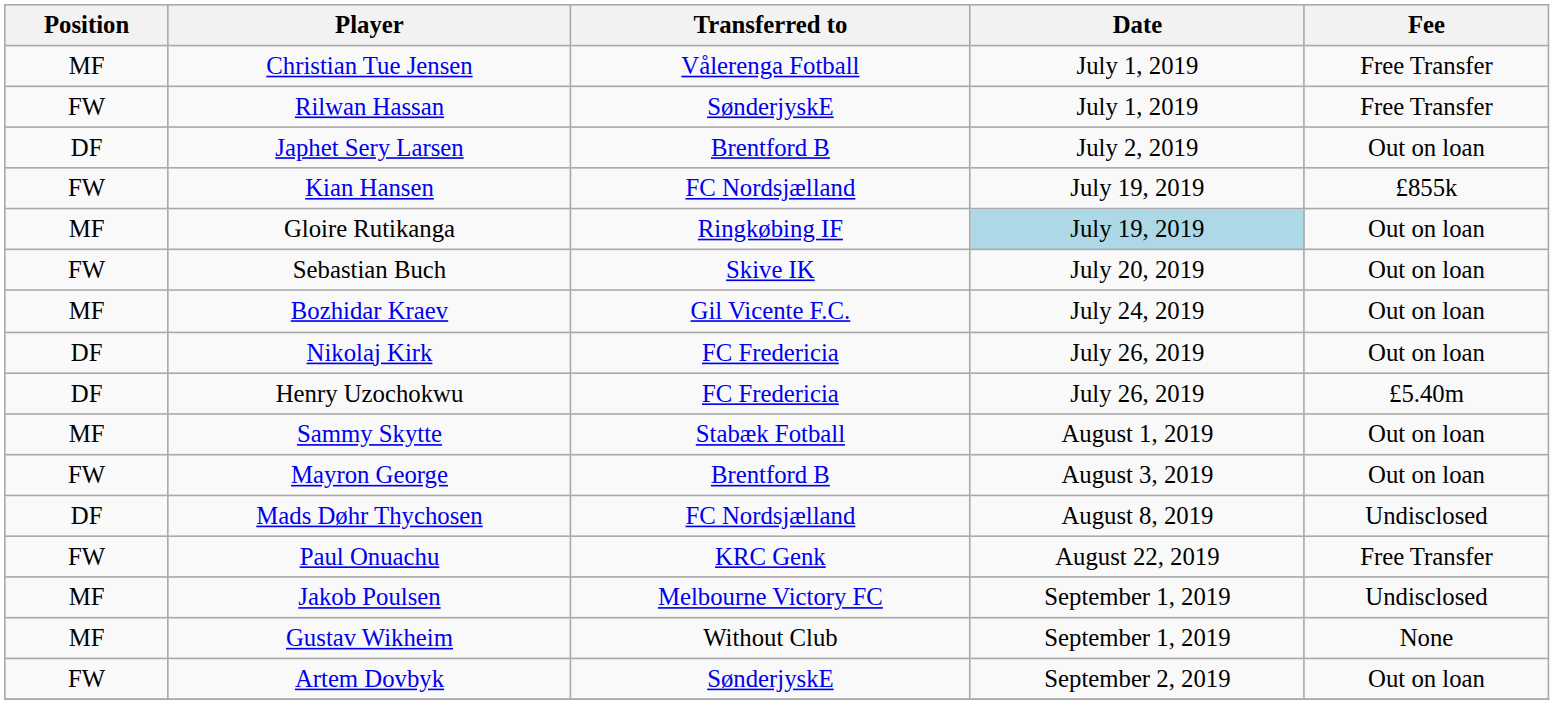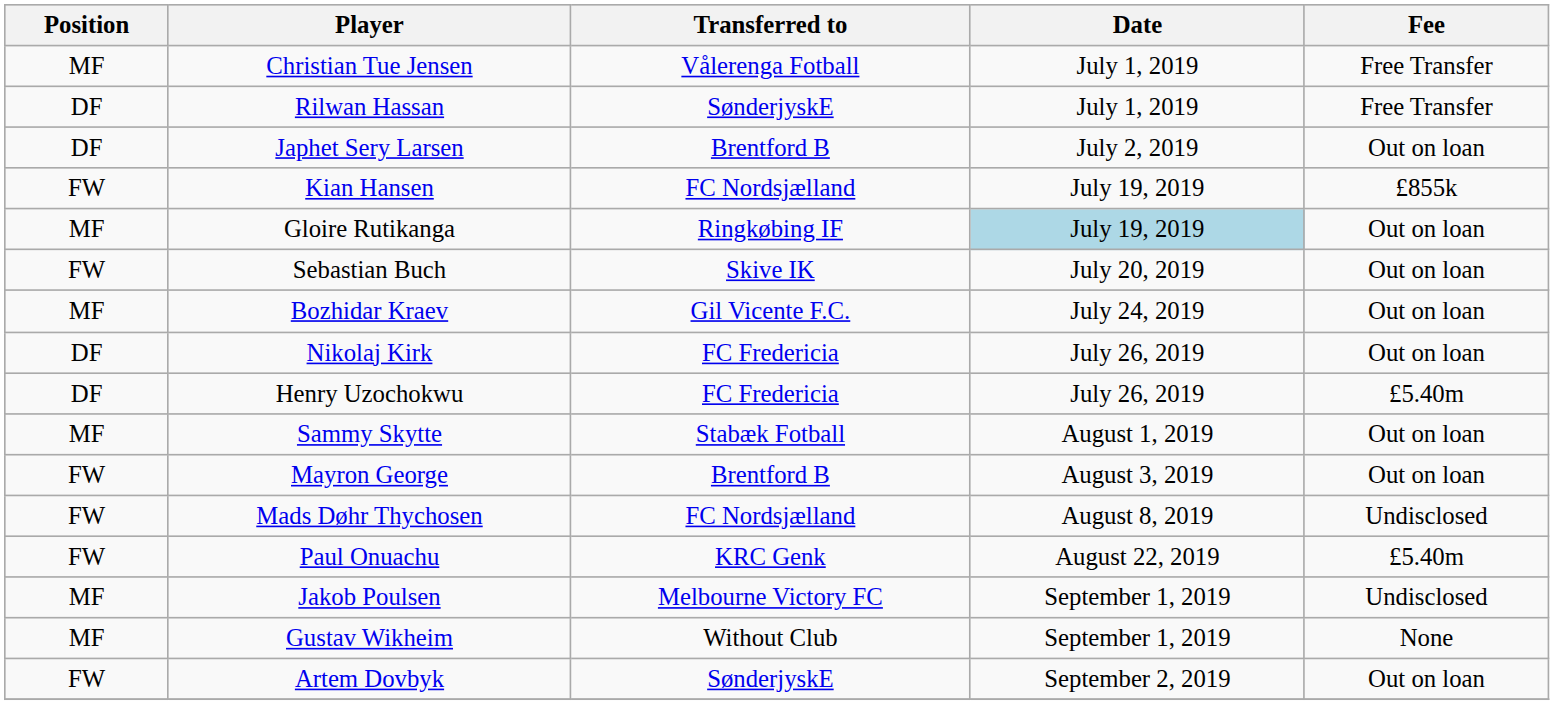(87, 106) FW -> (87, 106) DF
(87, 515) DF -> (87, 515) FW
(1426, 556) Free Transfer -> (1427, 556) £5.40m
